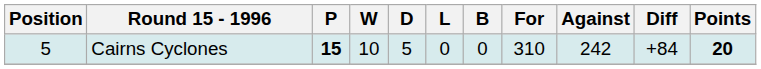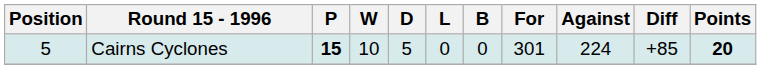(529, 49) 310 -> (529, 49) 301
(596, 49) 242 -> (596, 49) 224
(662, 49) +84 -> (662, 49) +85
